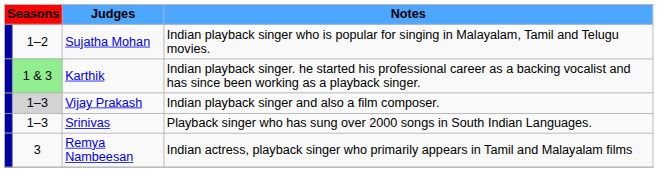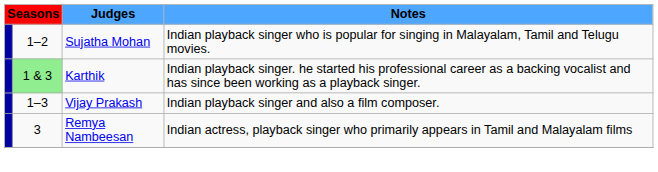(37, 103) lightgrey background -> (37, 103) no background
- row: (88, 123)
